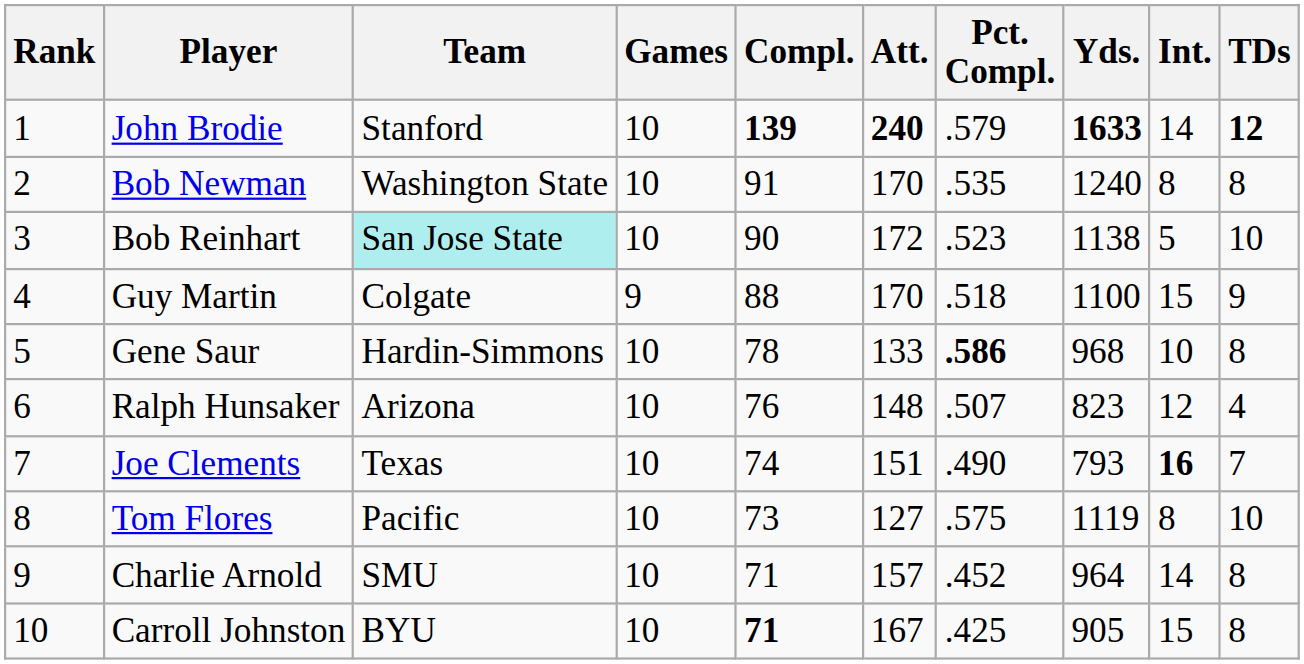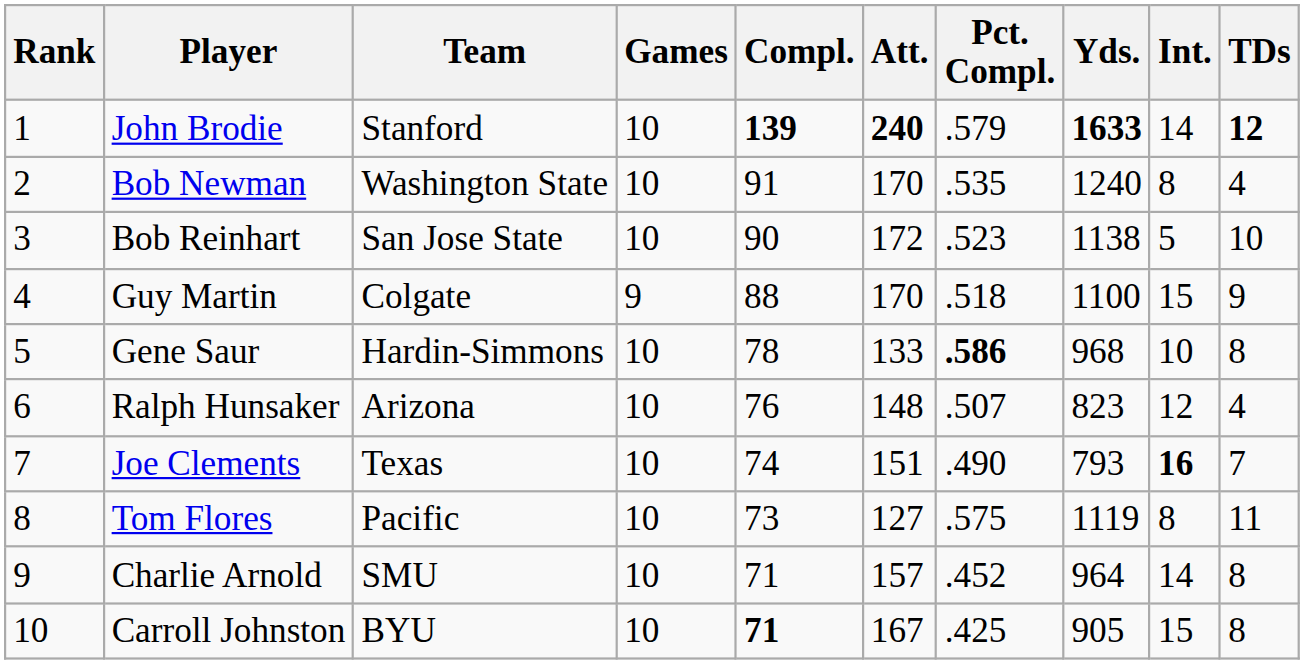(1237, 183) 8 -> (1237, 183) 4
(462, 239) paleturquoise background -> (462, 239) no background
(1246, 518) 10 -> (1245, 518) 11
